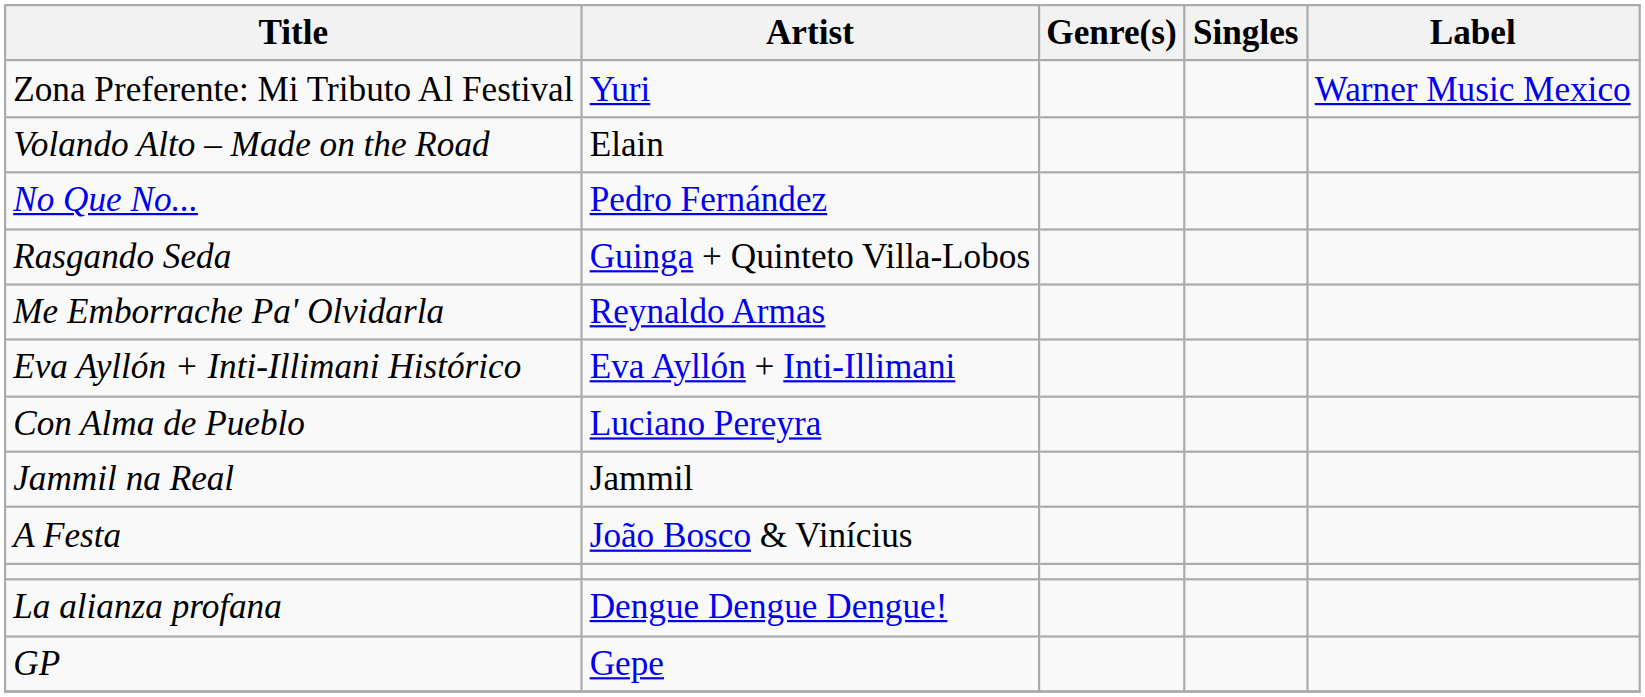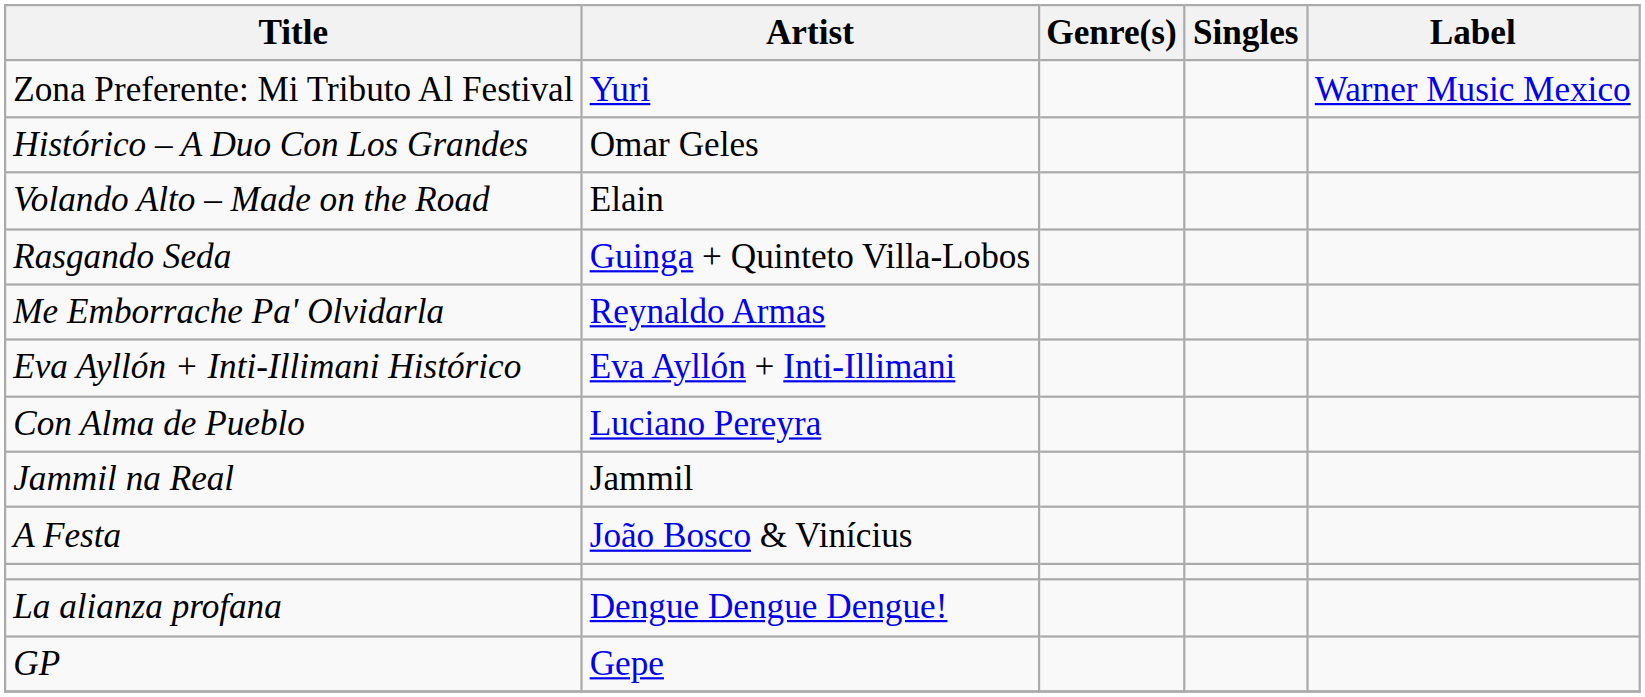+ row: (271, 144)
- row: (106, 199)
